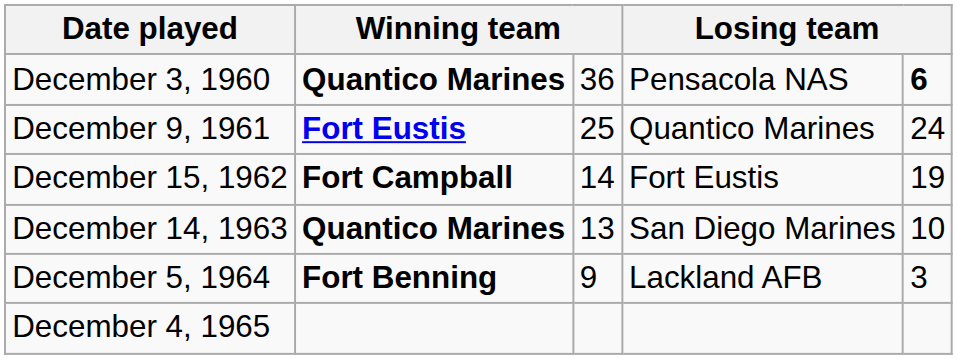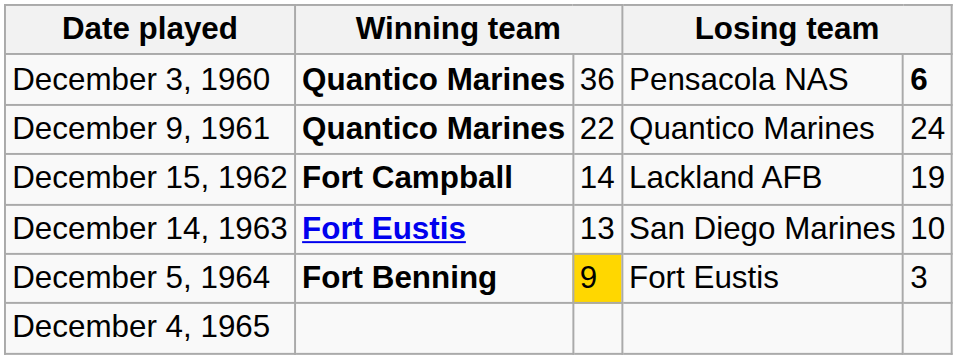(384, 128) Fort Eustis -> (434, 128) Quantico Marines
(597, 128) 25 -> (597, 128) 22
(704, 178) Fort Eustis -> (726, 178) Lackland AFB
(434, 228) Quantico Marines -> (384, 228) Fort Eustis
(588, 278) no background -> (588, 278) gold background
(726, 278) Lackland AFB -> (704, 278) Fort Eustis
